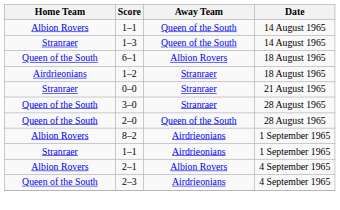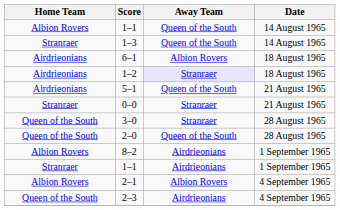(60, 58) Queen of the South -> (60, 58) Airdrieonians
(199, 74) no background -> (199, 74) lavender background
+ row: (129, 89)
